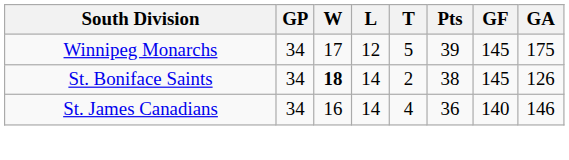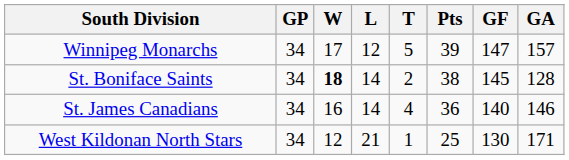(495, 49) 145 -> (495, 49) 147
(541, 49) 175 -> (541, 49) 157
(541, 79) 126 -> (541, 79) 128
+ row: (140, 139)
